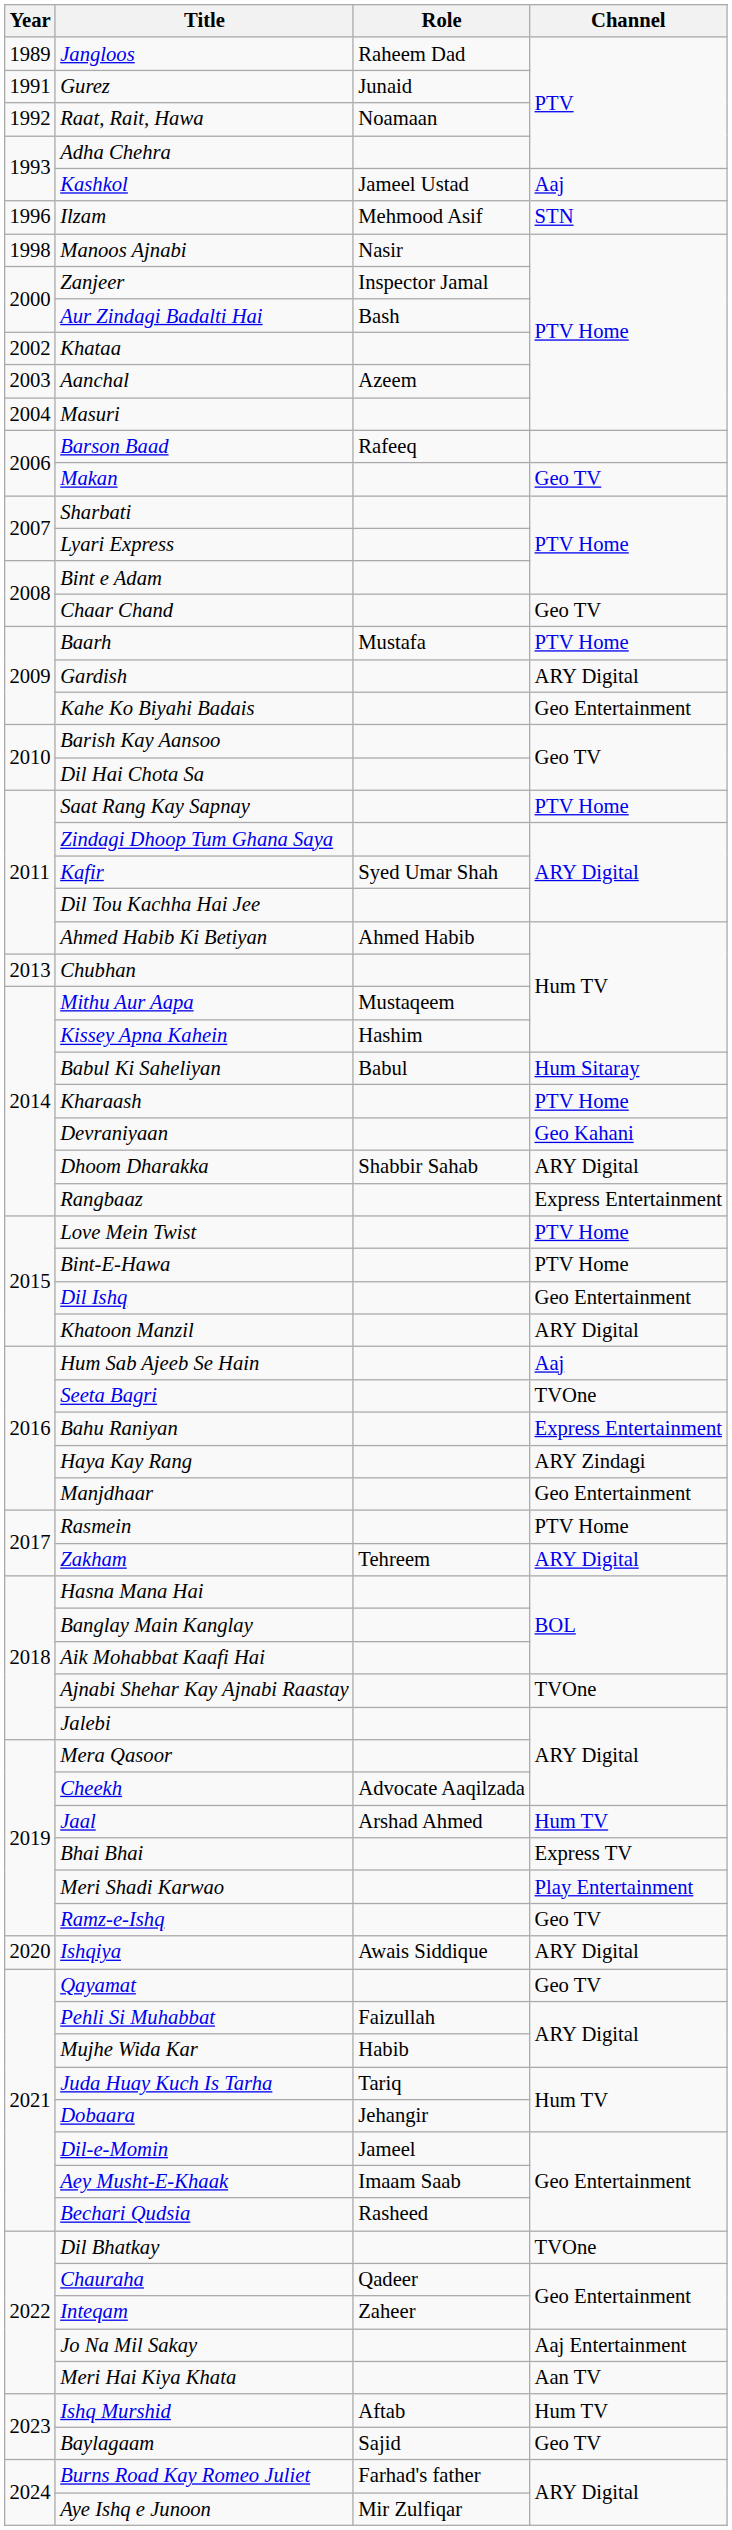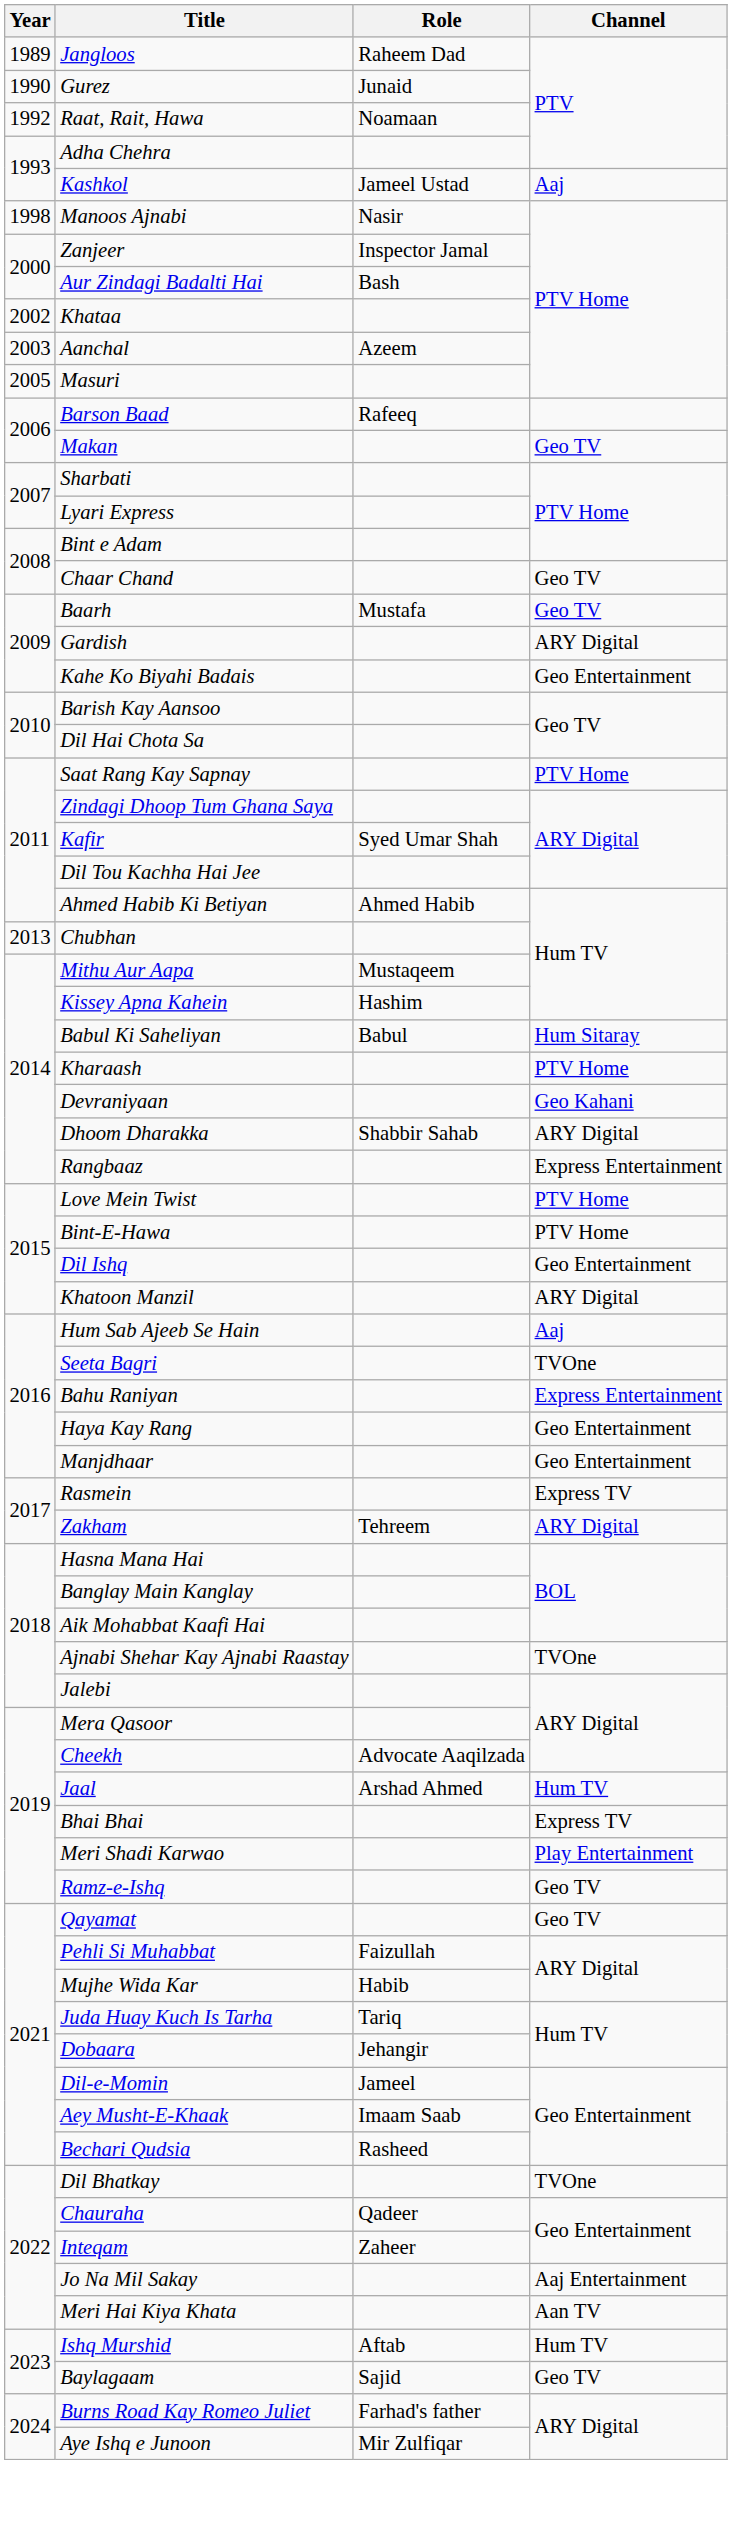(30, 86) 1991 -> (30, 86) 1990
- row: (83, 217)
(30, 413) 2004 -> (30, 380) 2005
(582, 642) PTV Home -> (568, 610) Geo TV
(590, 1461) ARY Zindagi -> (613, 1428) Geo Entertainment
(582, 1526) PTV Home -> (583, 1493) Express TV
- row: (91, 1952)
